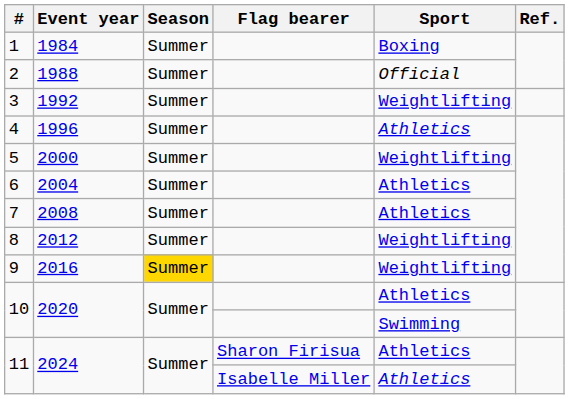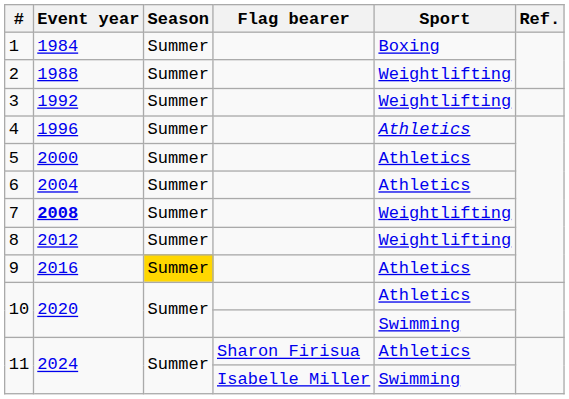(419, 74) Official -> (445, 74) Weightlifting
(445, 157) Weightlifting -> (424, 157) Athletics
(58, 213) normal -> (58, 213) bold
(424, 213) Athletics -> (445, 213) Weightlifting
(445, 268) Weightlifting -> (424, 268) Athletics
(424, 379) Athletics -> (419, 379) Swimming
